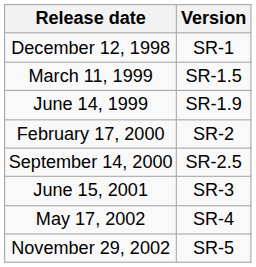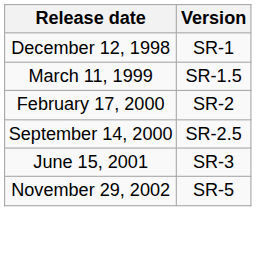- row: (91, 104)
- row: (91, 219)
